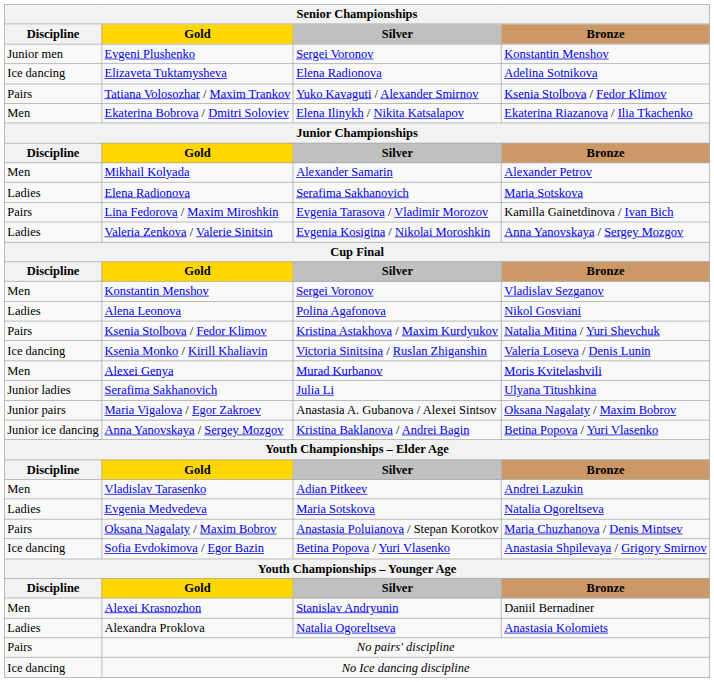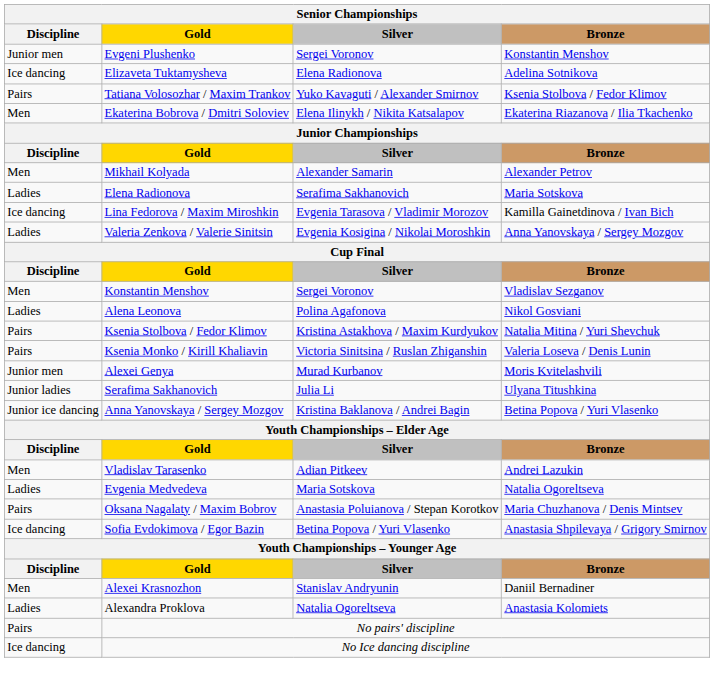(20, 212) Pairs -> (36, 212) Ice dancing
(36, 350) Ice dancing -> (20, 350) Pairs
(19, 370) Men -> (35, 370) Junior men
- row: (183, 410)
